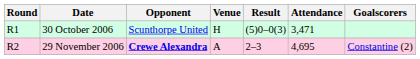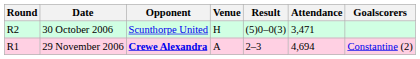(13, 29) R1 -> (13, 29) R2
(13, 46) R2 -> (13, 46) R1
(303, 46) 4,695 -> (303, 46) 4,694
